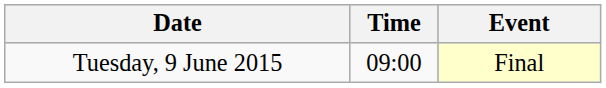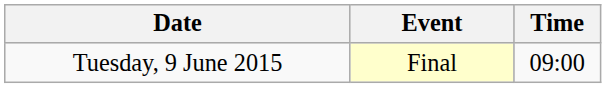columns swapped: (394, 23) <-> (519, 23)
